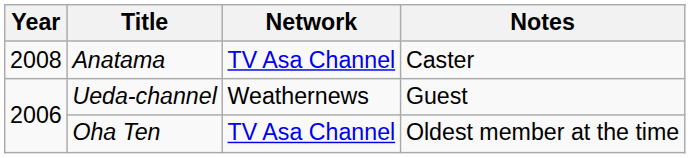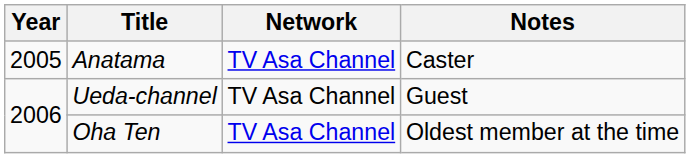(36, 59) 2008 -> (36, 59) 2005
(298, 96) Weathernews -> (311, 96) TV Asa Channel
